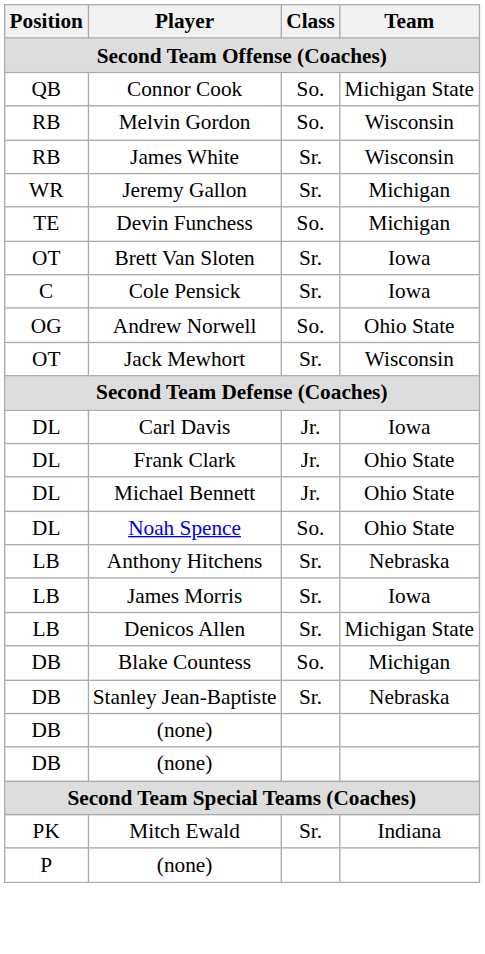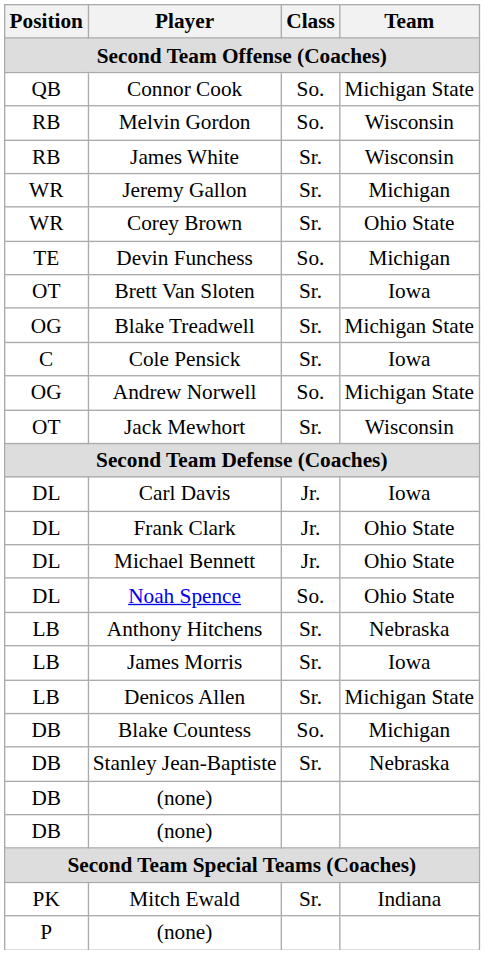+ row: (46, 223)
+ row: (46, 325)
(409, 325) Ohio State -> (409, 392) Michigan State
